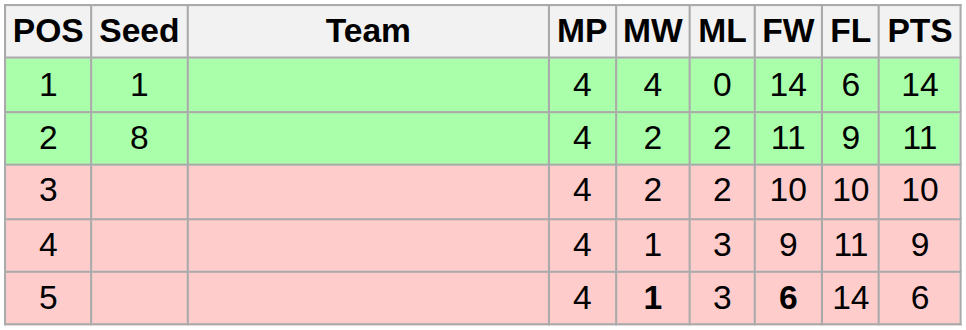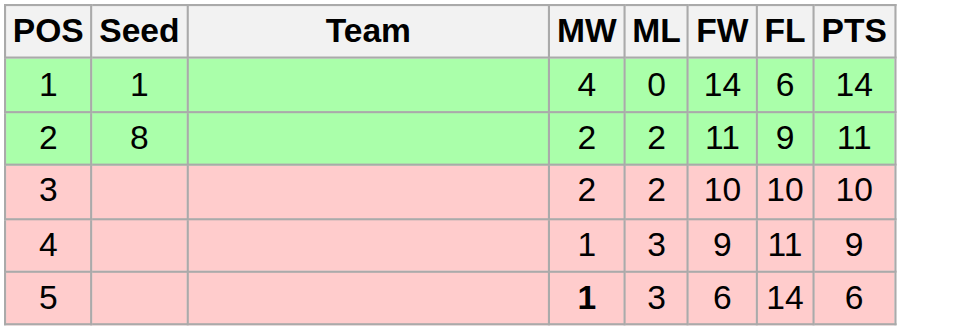- column: (582, 31)
(788, 297) bold -> (722, 297) normal
